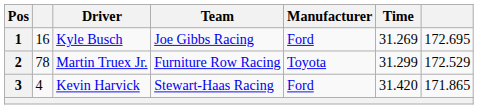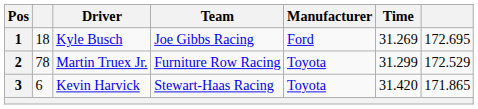(43, 39) 16 -> (43, 39) 18
(39, 86) 4 -> (39, 86) 6
(300, 86) Ford -> (307, 86) Toyota
